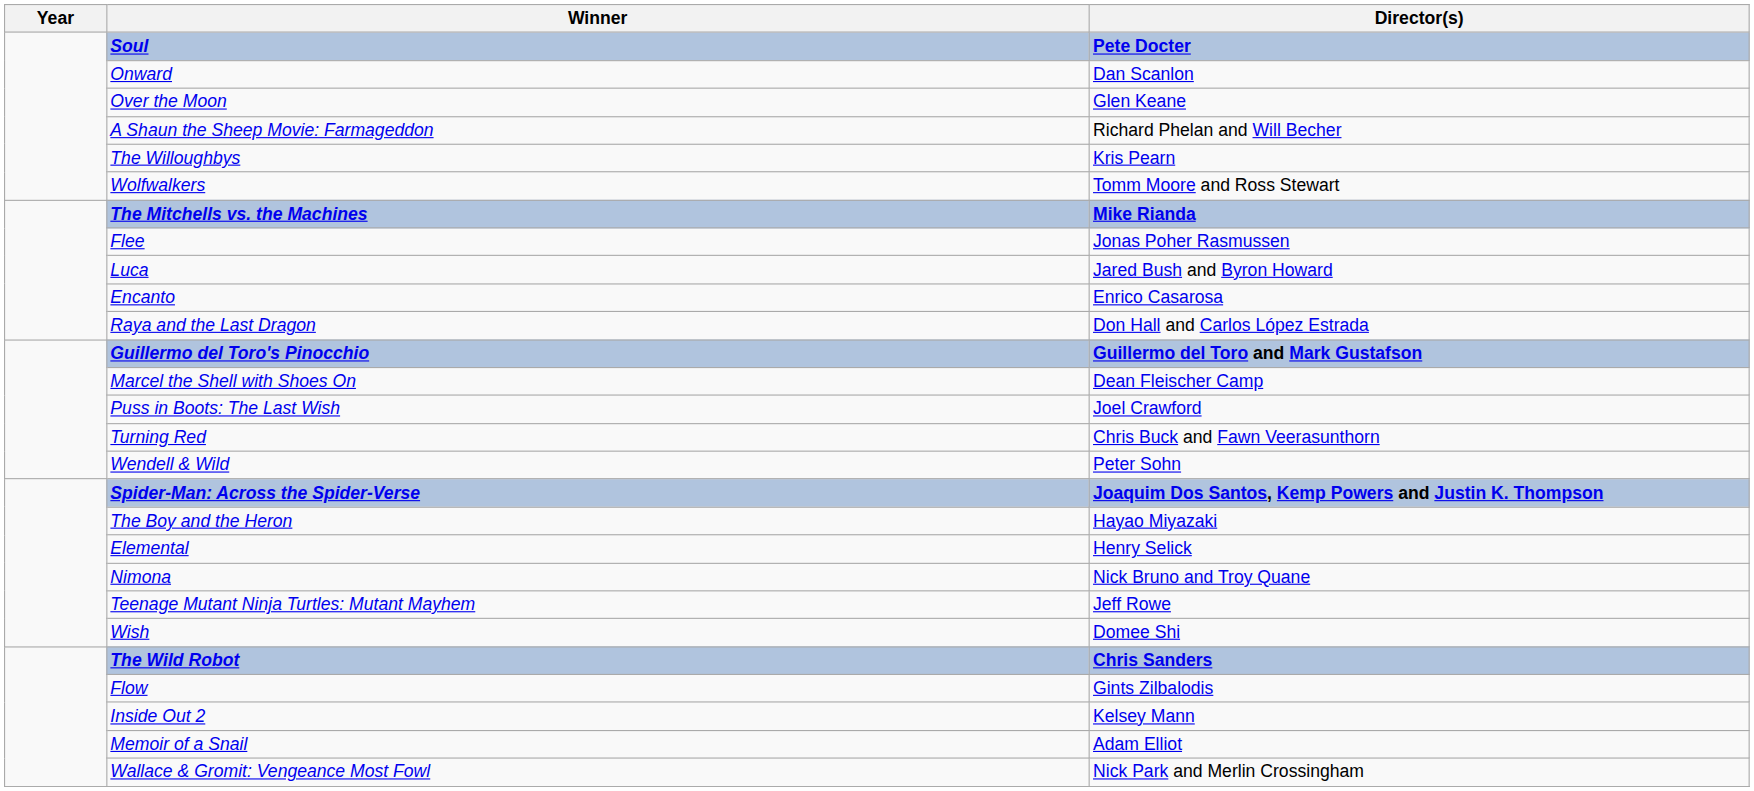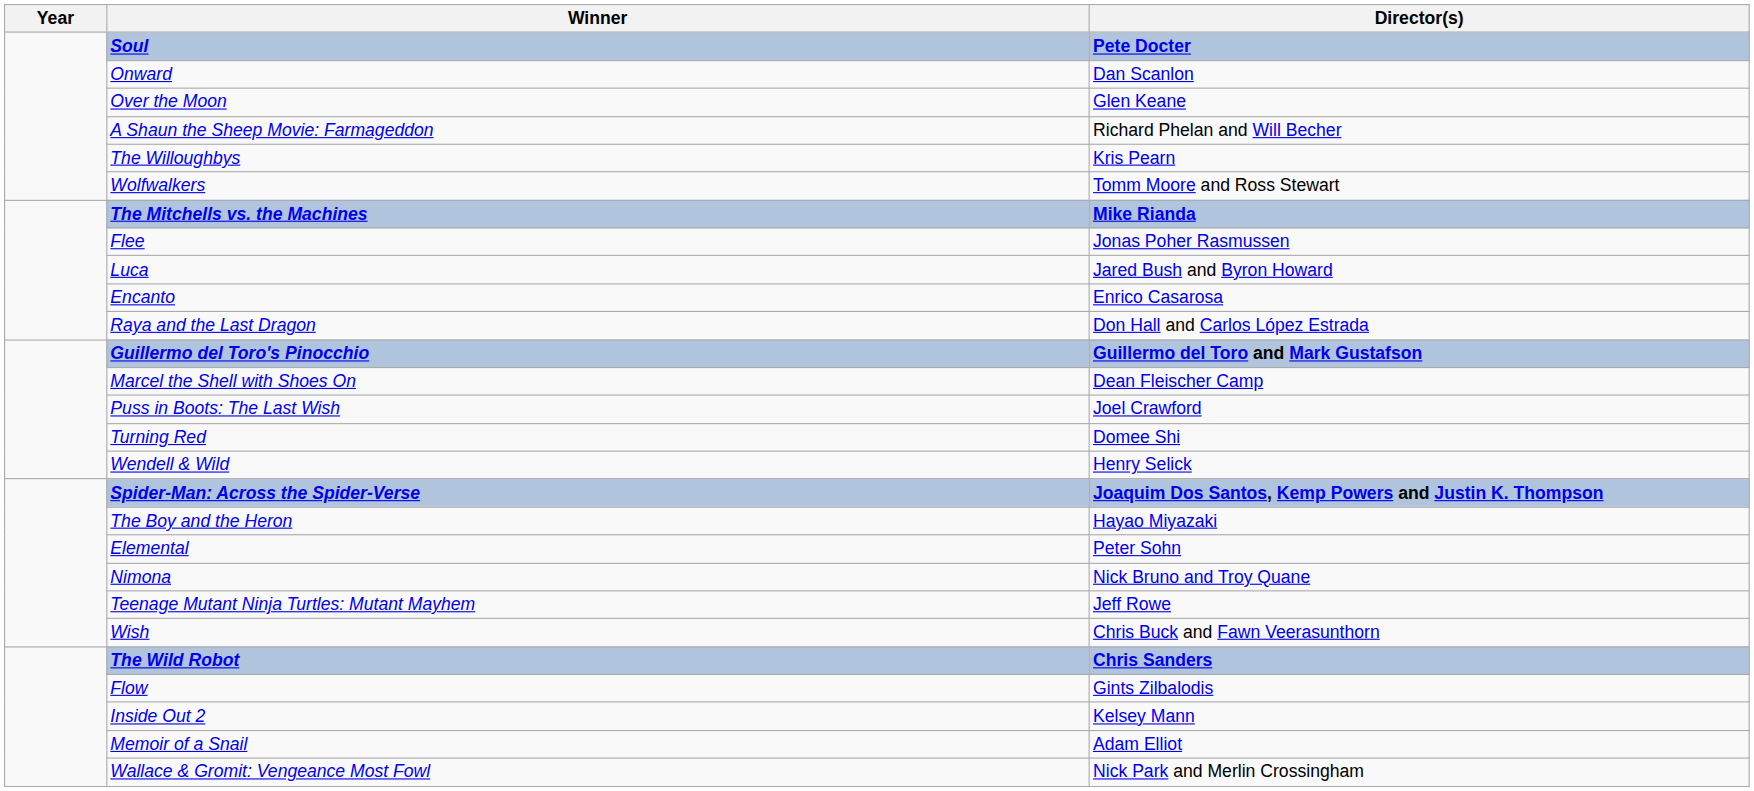(1236, 437) Chris Buck and Fawn Veerasunthorn -> (1137, 437) Domee Shi
(1137, 465) Peter Sohn -> (1142, 465) Henry Selick
(1142, 548) Henry Selick -> (1137, 548) Peter Sohn
(1137, 632) Domee Shi -> (1236, 632) Chris Buck and Fawn Veerasunthorn
